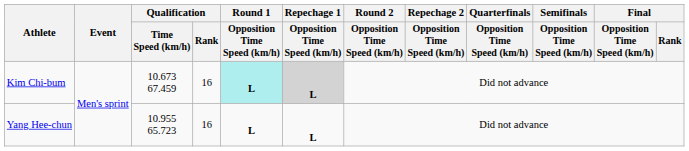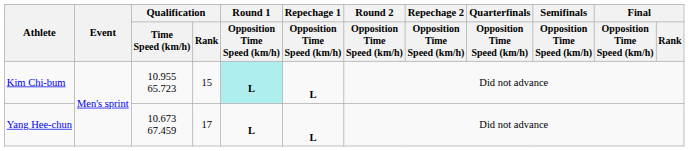(162, 83) 10.673 67.459 -> (162, 83) 10.955 65.723
(207, 83) 16 -> (207, 83) 15
(313, 95) lightgrey background -> (313, 95) no background
(162, 125) 10.955 65.723 -> (162, 125) 10.673 67.459
(207, 125) 16 -> (207, 125) 17
